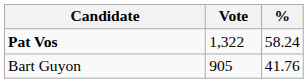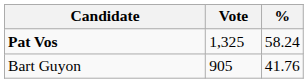(227, 41) 1,322 -> (227, 41) 1,325
